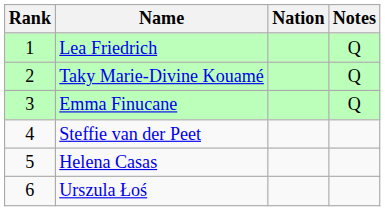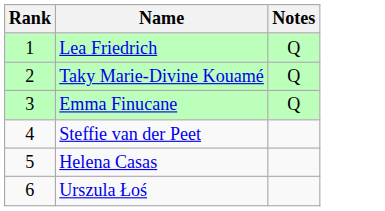- column: (298, 18)
